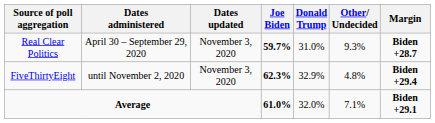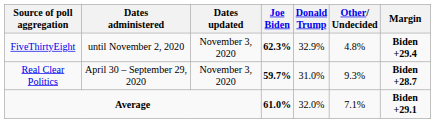rows swapped: (43, 47) <-> (43, 76)
